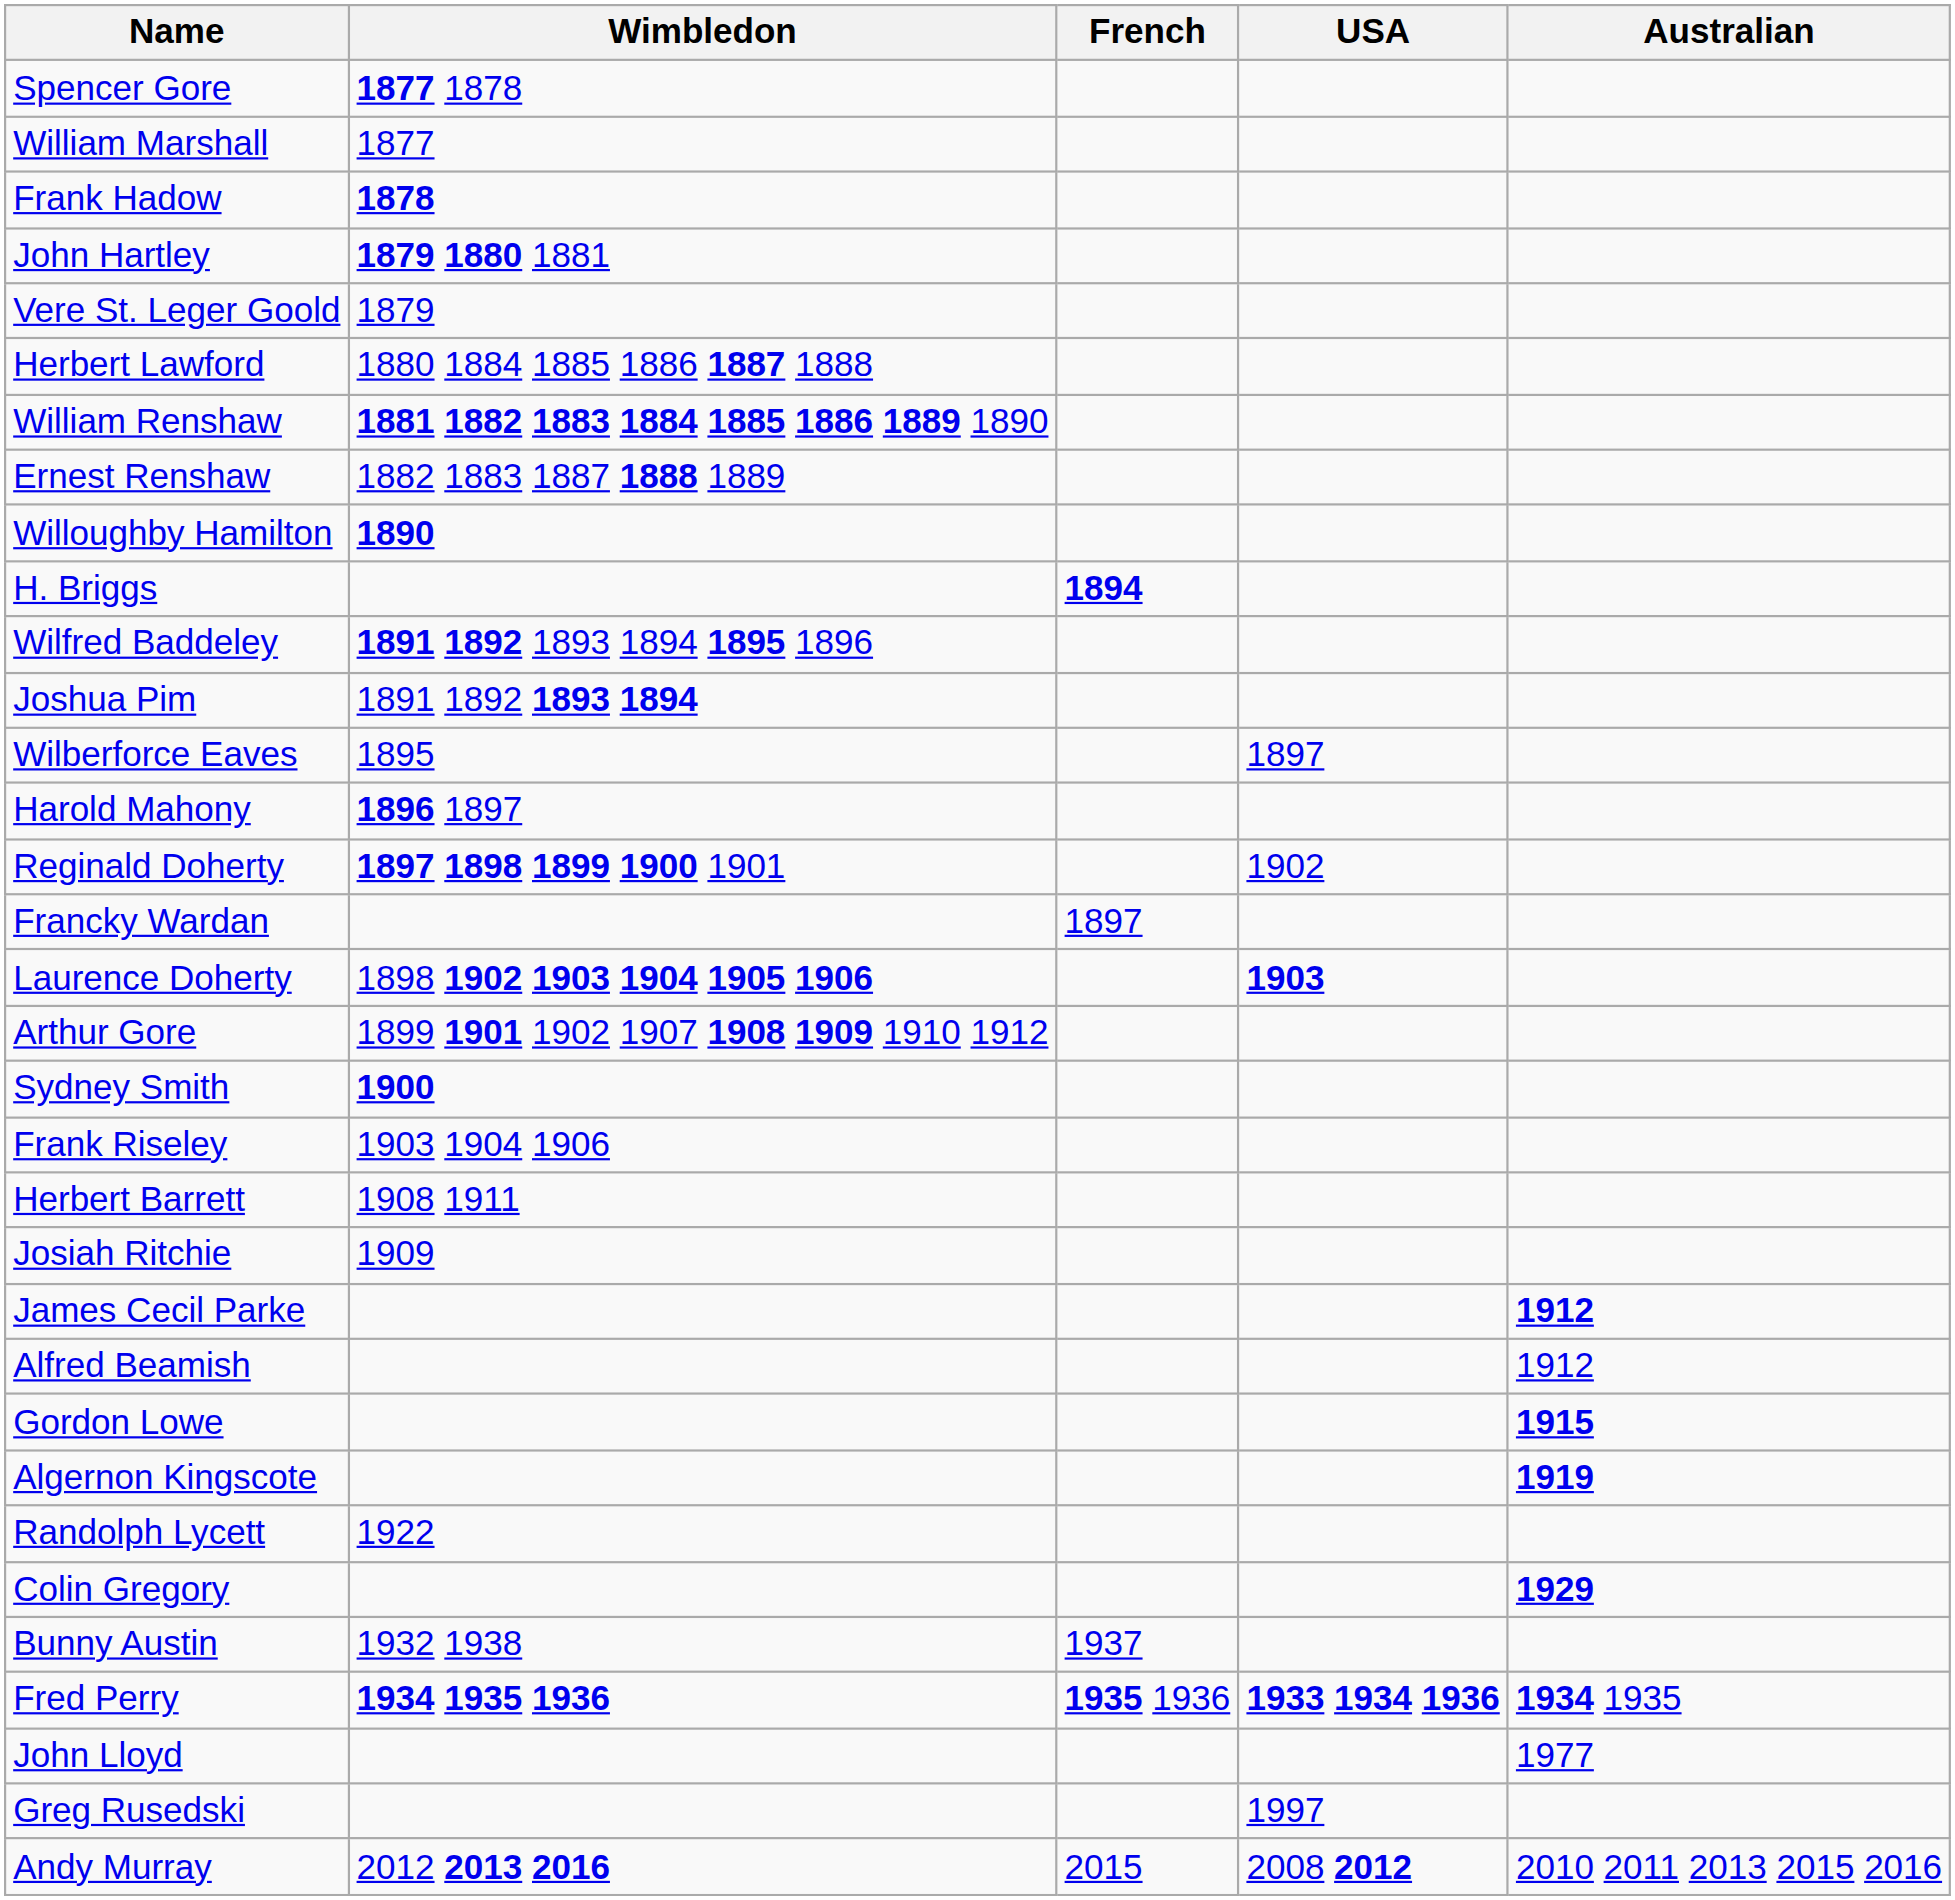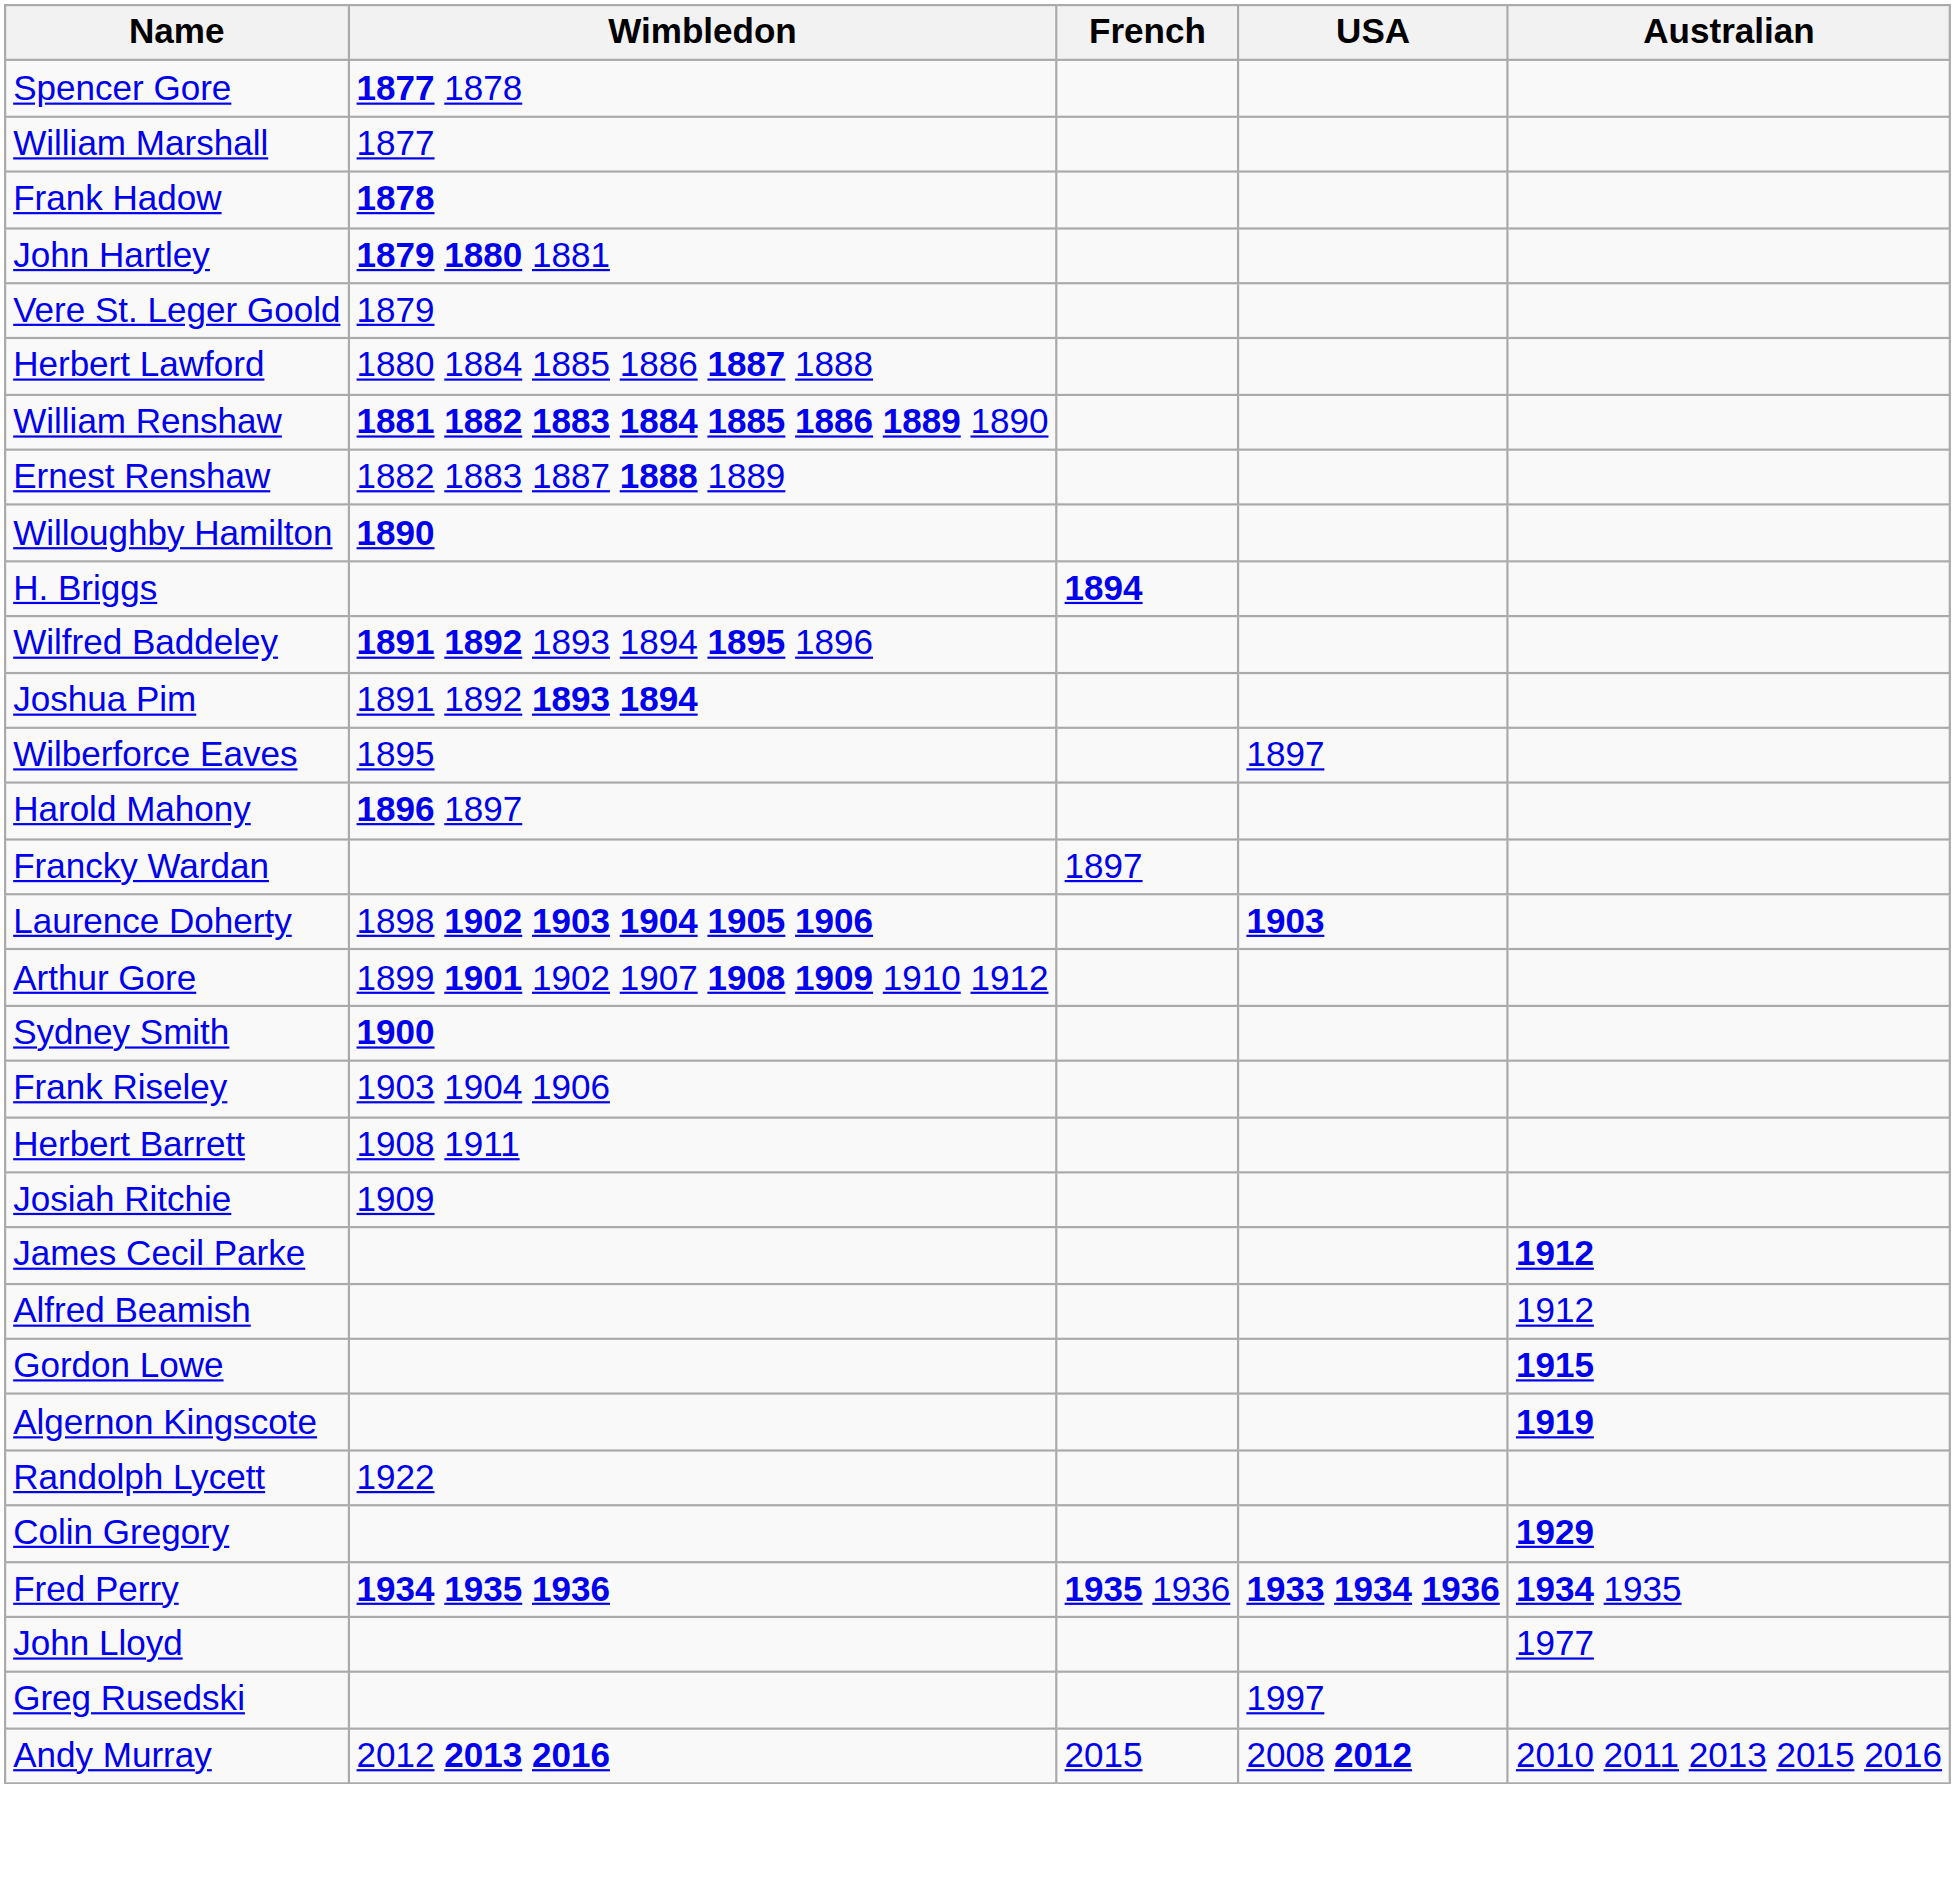- row: (149, 865)
- row: (115, 1643)
